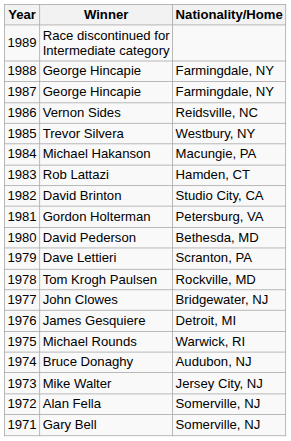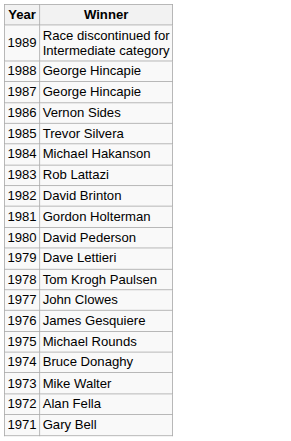- column: (229, 14)
